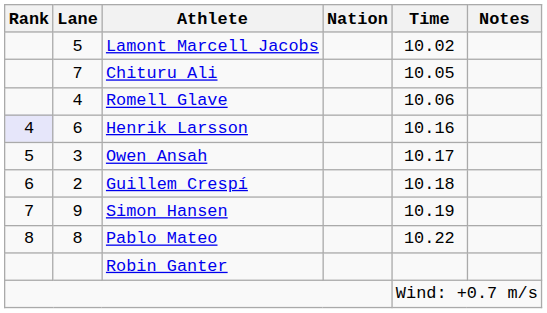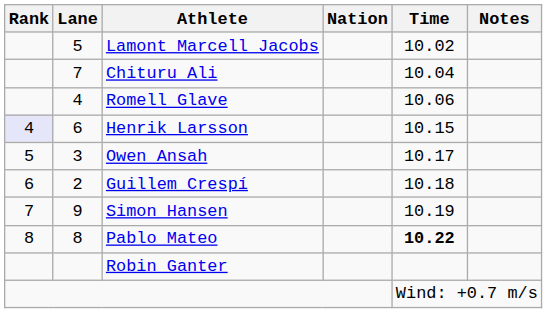(429, 74) 10.05 -> (429, 74) 10.04
(429, 129) 10.16 -> (429, 129) 10.15
(429, 239) normal -> (429, 239) bold
